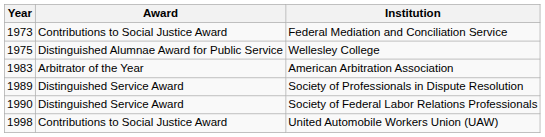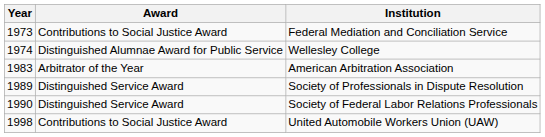(20, 50) 1975 -> (20, 50) 1974
